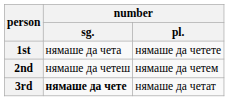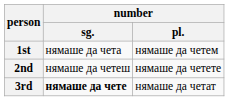(178, 50) нямаше да четете -> (177, 50) нямаше да четем
(177, 68) нямаше да четем -> (178, 68) нямаше да четете
